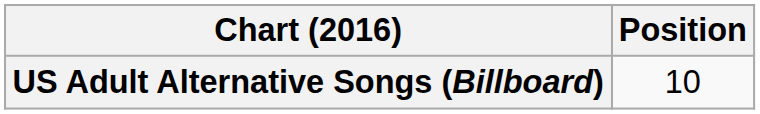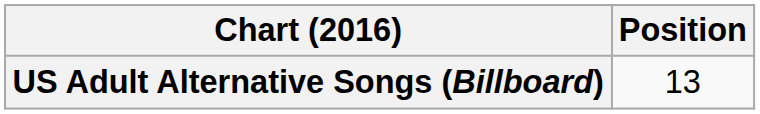(683, 81) 10 -> (683, 81) 13
